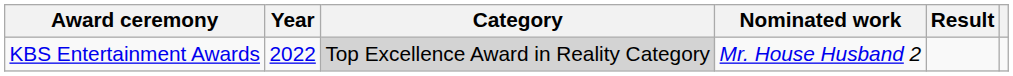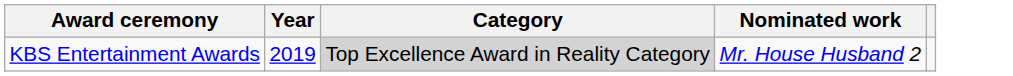- column: (963, 20)
(293, 53) 2022 -> (293, 53) 2019
